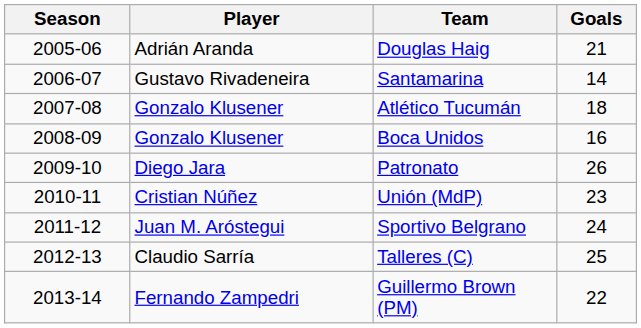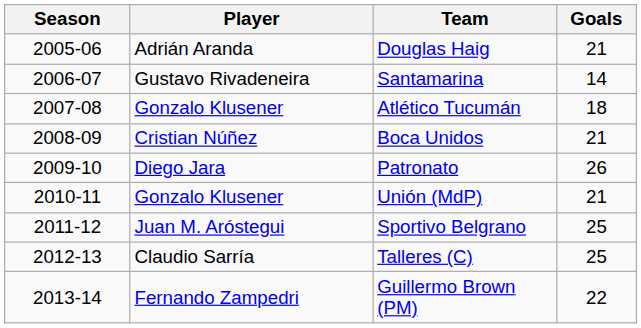(209, 138) Gonzalo Klusener -> (196, 138) Cristian Núñez
(596, 138) 16 -> (596, 138) 21
(196, 197) Cristian Núñez -> (209, 197) Gonzalo Klusener
(596, 197) 23 -> (596, 197) 21
(596, 227) 24 -> (596, 227) 25
